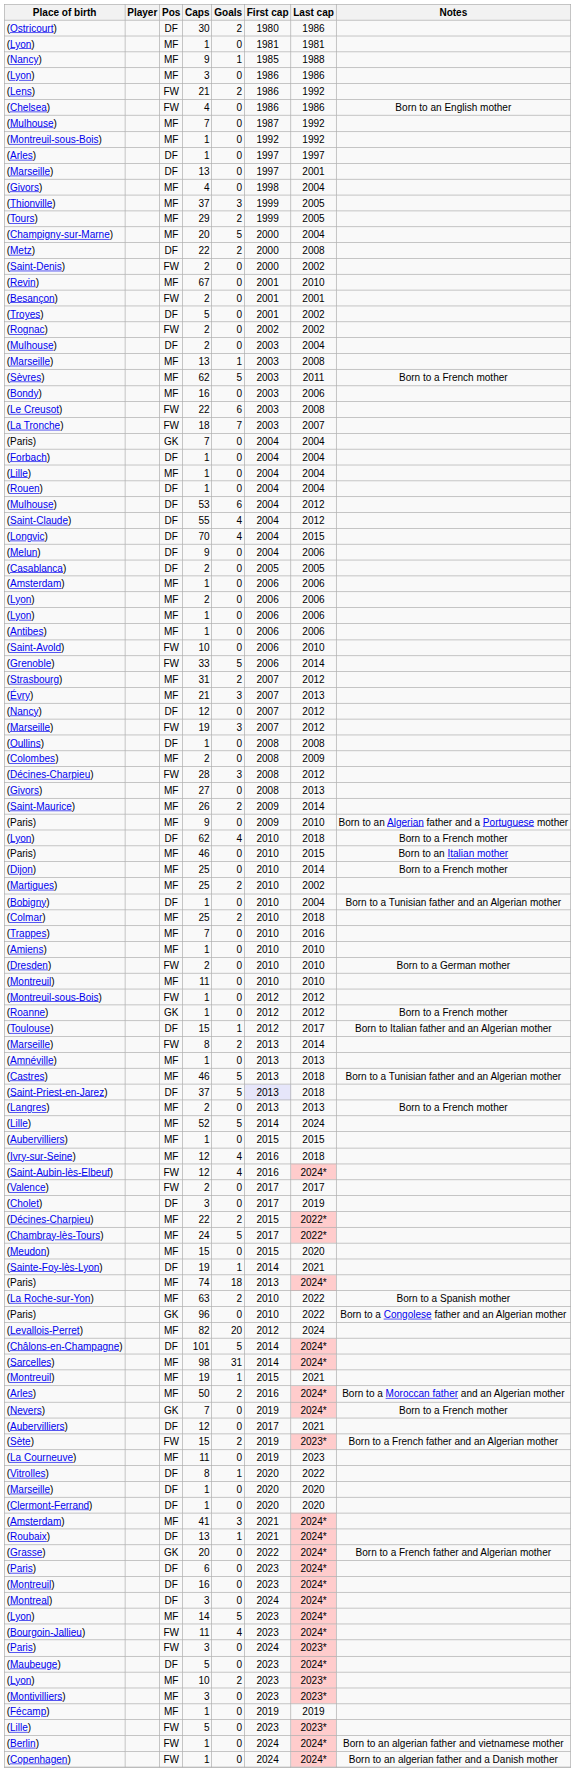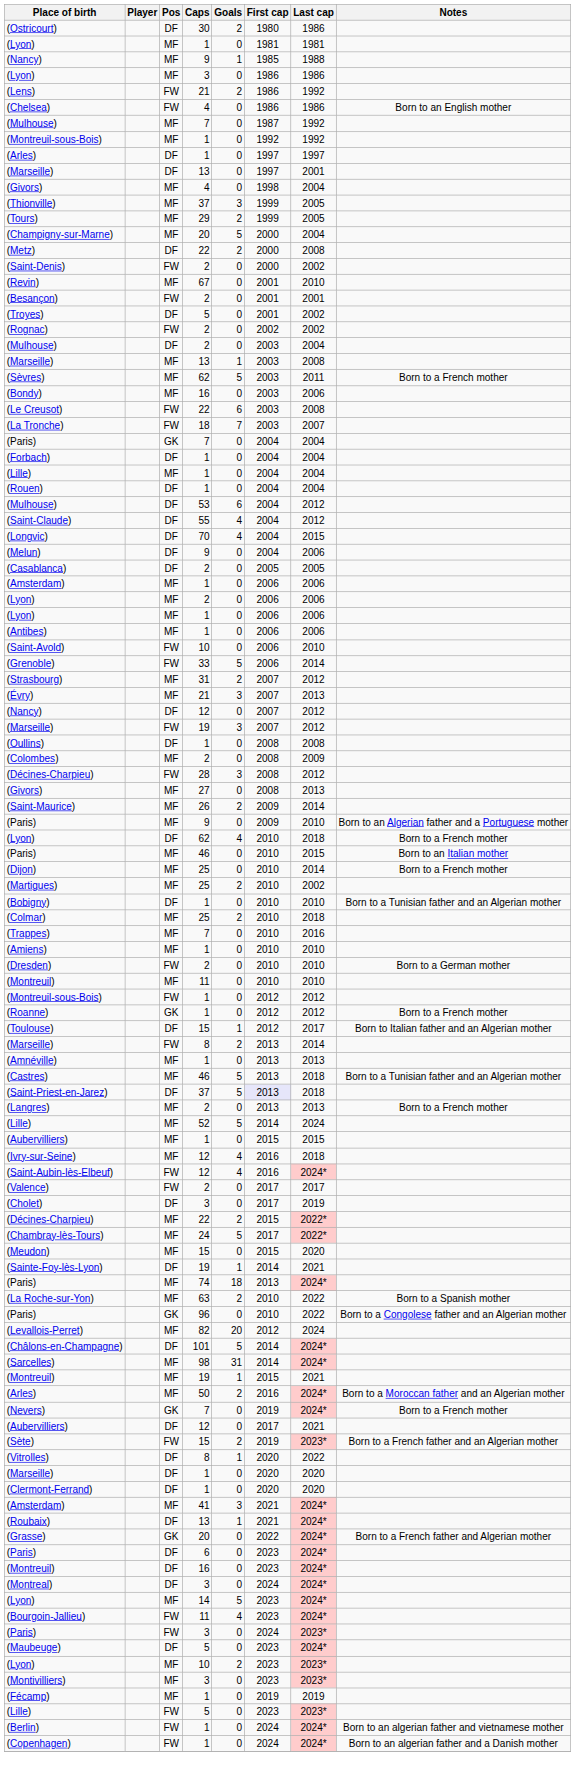(314, 902) 2004 -> (314, 902) 2010
- row: (41, 1458)
